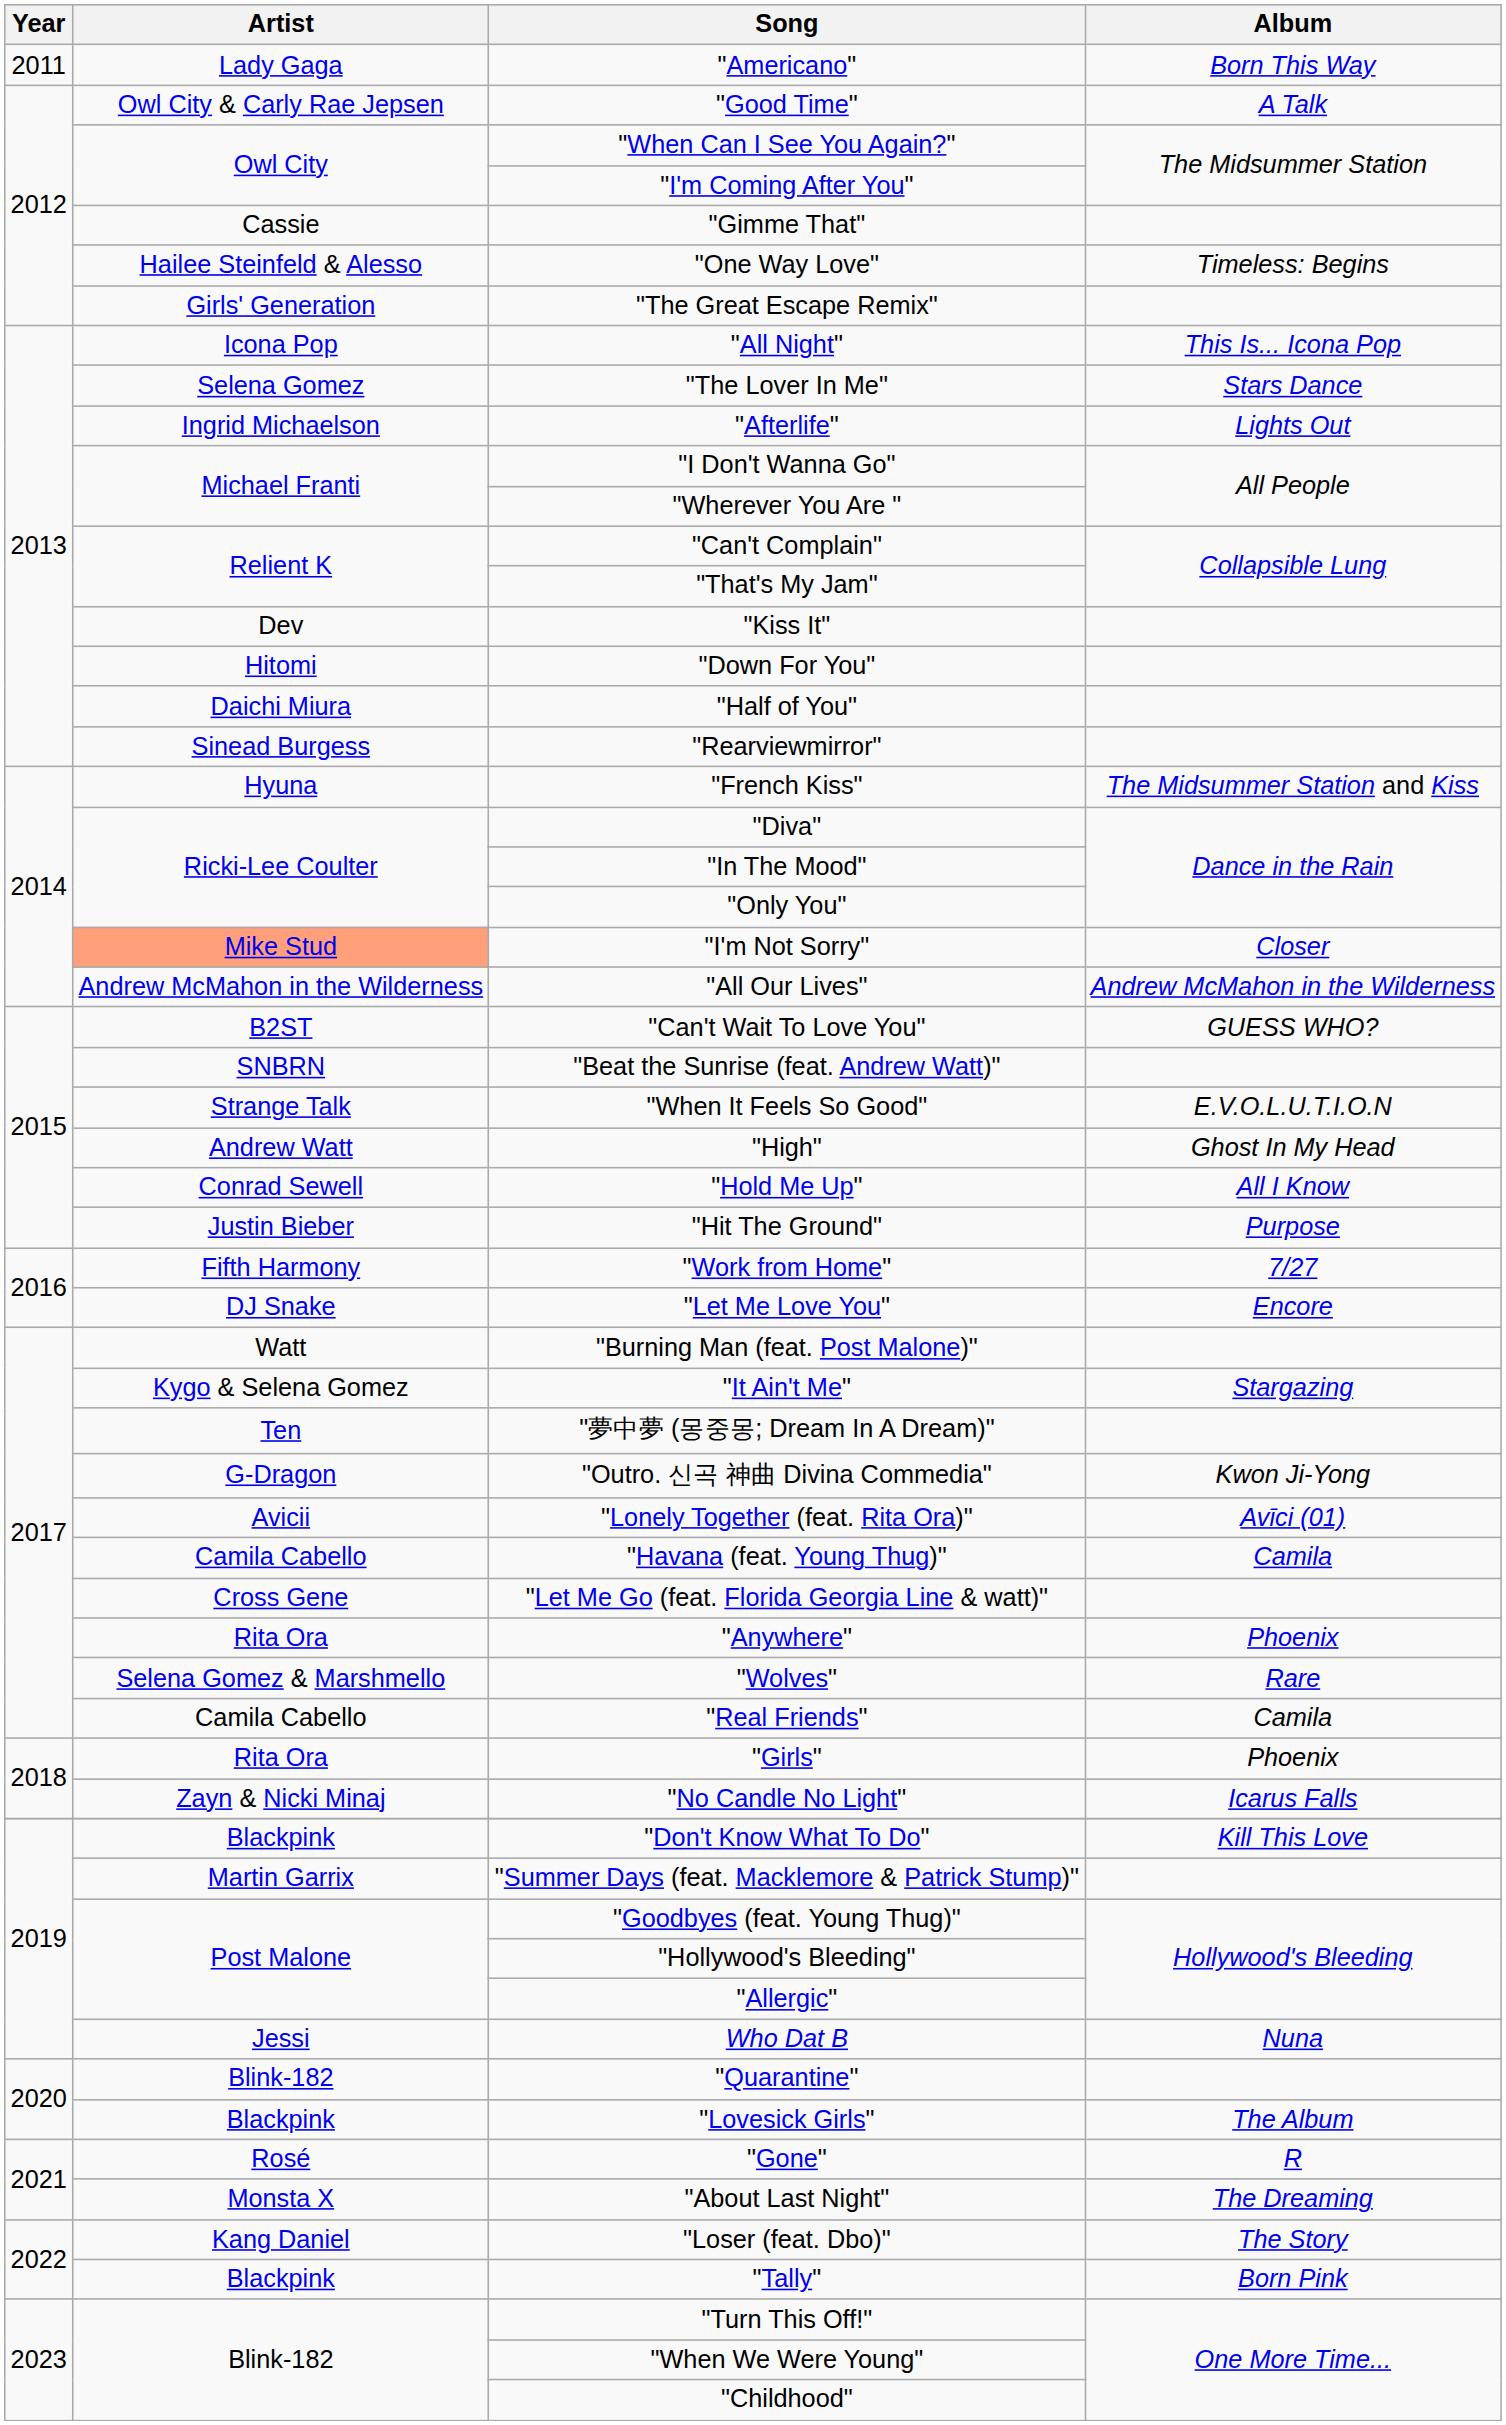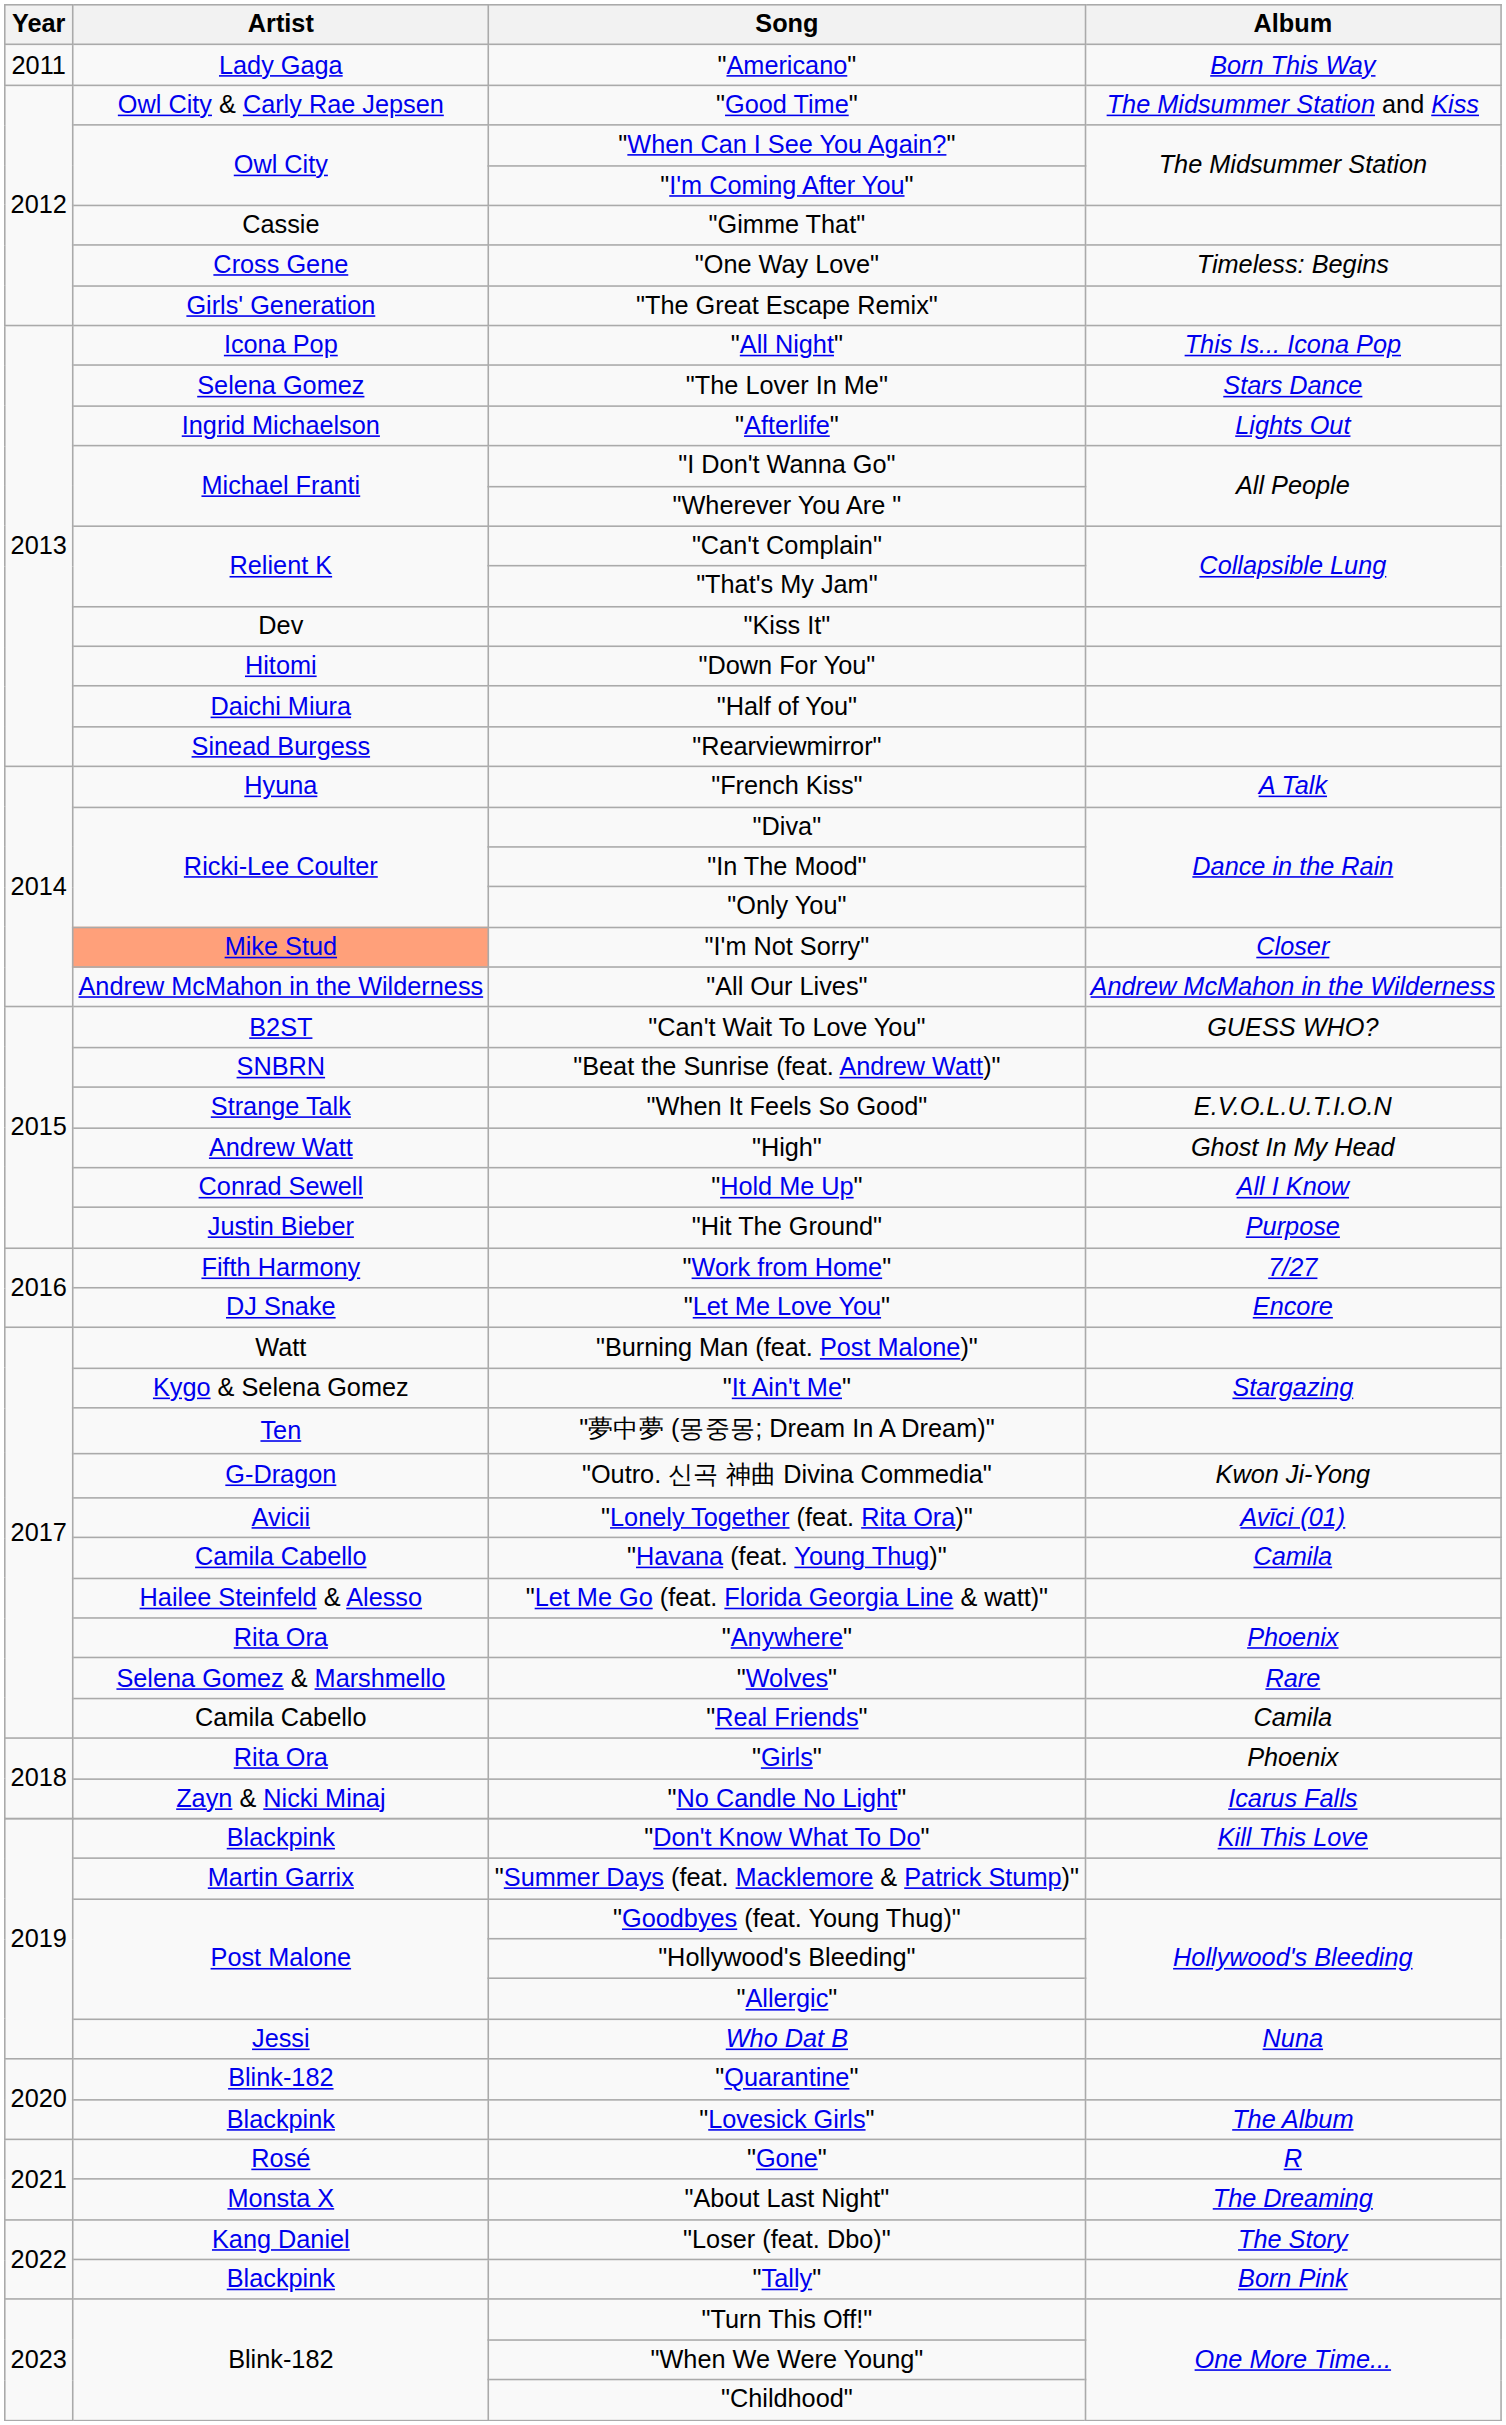(1293, 104) A Talk -> (1293, 104) The Midsummer Station and Kiss
(281, 265) Hailee Steinfeld & Alesso -> (281, 265) Cross Gene
(1293, 786) The Midsummer Station and Kiss -> (1293, 786) A Talk
(281, 1597) Cross Gene -> (281, 1597) Hailee Steinfeld & Alesso
